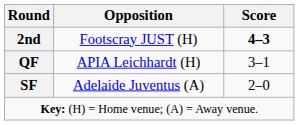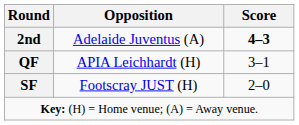(139, 39) Footscray JUST (H) -> (139, 39) Adelaide Juventus (A)
(139, 85) Adelaide Juventus (A) -> (139, 85) Footscray JUST (H)
